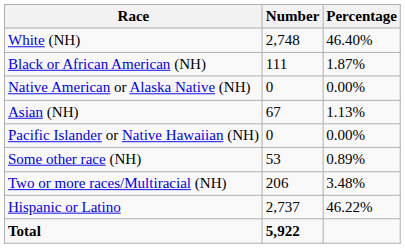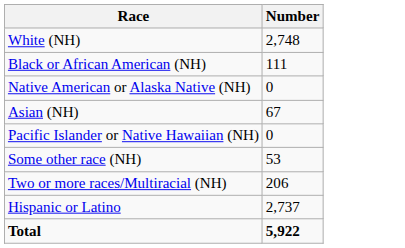- column: (362, 16)
